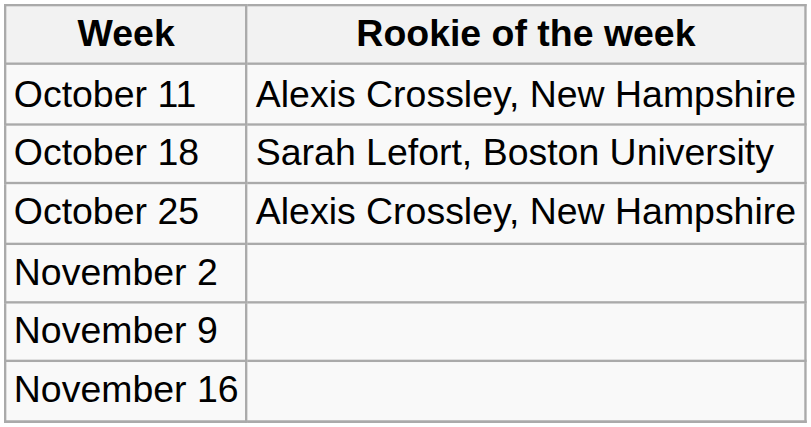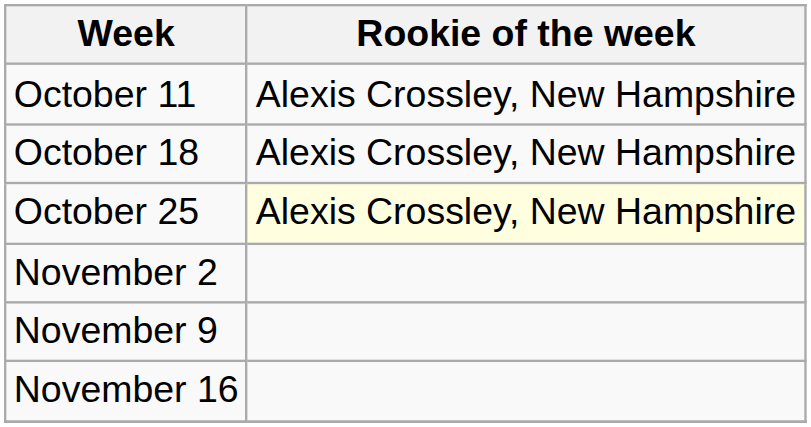(515, 152) Sarah Lefort, Boston University -> (526, 152) Alexis Crossley, New Hampshire
(526, 212) no background -> (526, 212) lightyellow background
